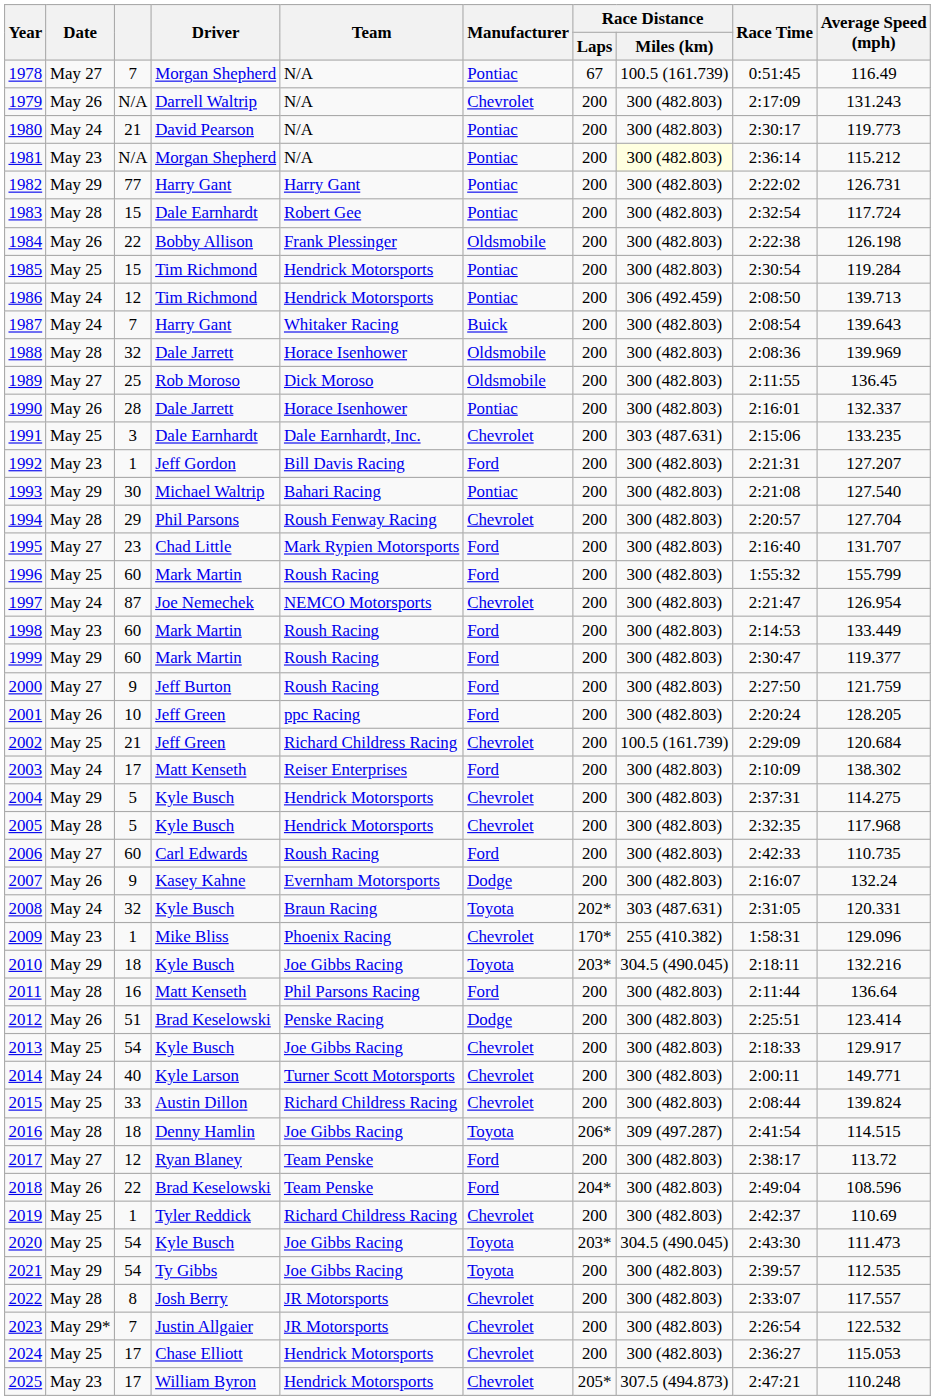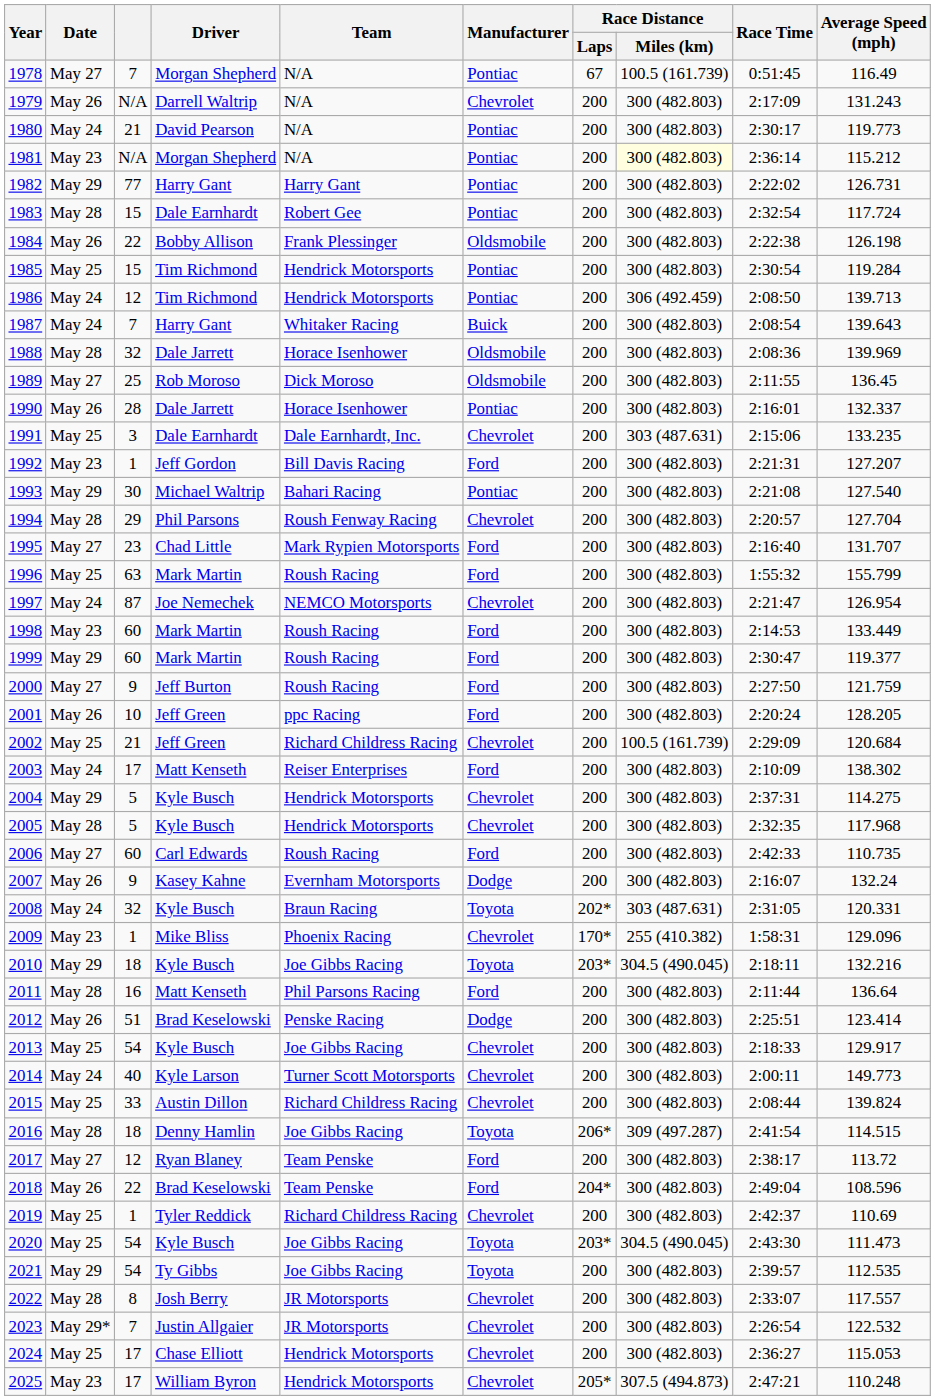(133, 574) 60 -> (133, 574) 63
(874, 1075) 149.771 -> (874, 1075) 149.773
